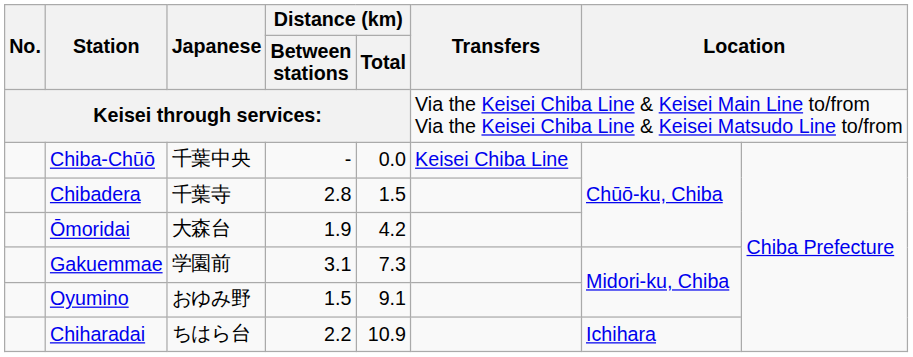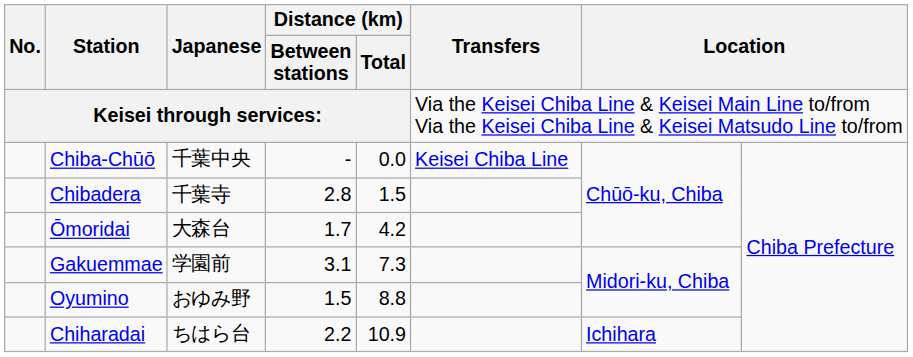(338, 229) 1.9 -> (338, 229) 1.7
(392, 299) 9.1 -> (392, 299) 8.8
